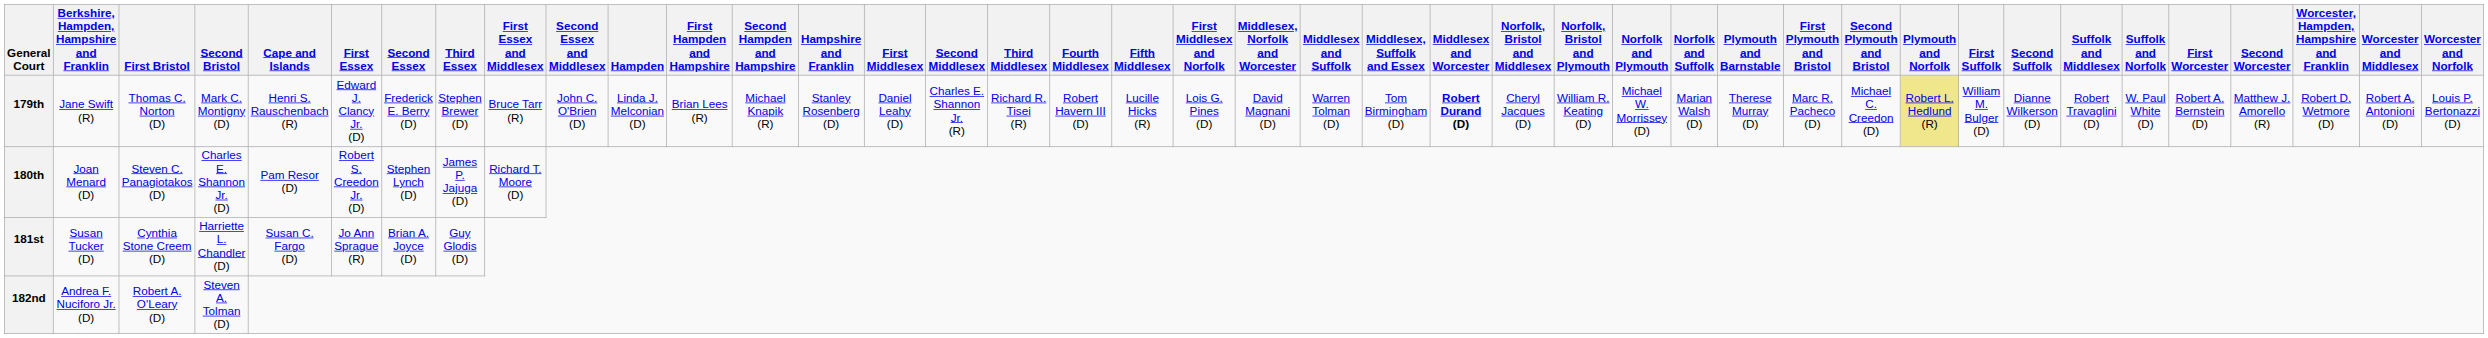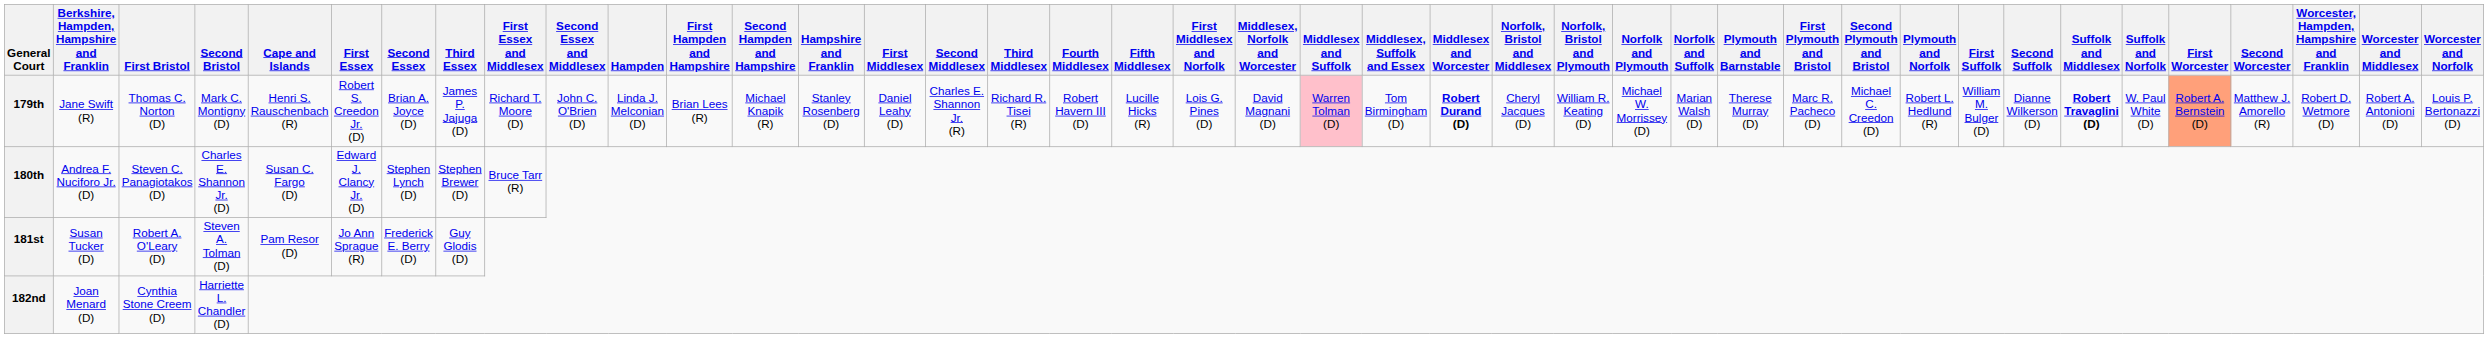(356, 111) Edward J. Clancy Jr. (D) -> (356, 111) Robert S. Creedon Jr. (D)
(408, 111) Frederick E. Berry (D) -> (408, 111) Brian A. Joyce (D)
(460, 111) Stephen Brewer (D) -> (460, 111) James P. Jajuga (D)
(515, 111) Bruce Tarr (R) -> (515, 111) Richard T. Moore (D)
(1331, 111) no background -> (1331, 111) pink background
(1930, 111) khaki background -> (1930, 111) no background
(2091, 111) normal -> (2091, 111) bold
(2200, 111) no background -> (2200, 111) lightsalmon background
(86, 182) Joan Menard (D) -> (86, 182) Andrea F. Nuciforo Jr. (D)
(290, 182) Pam Resor (D) -> (290, 182) Susan C. Fargo (D)
(356, 182) Robert S. Creedon Jr. (D) -> (356, 182) Edward J. Clancy Jr. (D)
(460, 182) James P. Jajuga (D) -> (460, 182) Stephen Brewer (D)
(515, 182) Richard T. Moore (D) -> (515, 182) Bruce Tarr (R)
(157, 246) Cynthia Stone Creem (D) -> (157, 246) Robert A. O'Leary (D)
(222, 246) Harriette L. Chandler (D) -> (222, 246) Steven A. Tolman (D)
(290, 246) Susan C. Fargo (D) -> (290, 246) Pam Resor (D)
(408, 246) Brian A. Joyce (D) -> (408, 246) Frederick E. Berry (D)
(86, 304) Andrea F. Nuciforo Jr. (D) -> (86, 304) Joan Menard (D)
(157, 304) Robert A. O'Leary (D) -> (157, 304) Cynthia Stone Creem (D)
(222, 304) Steven A. Tolman (D) -> (222, 304) Harriette L. Chandler (D)
